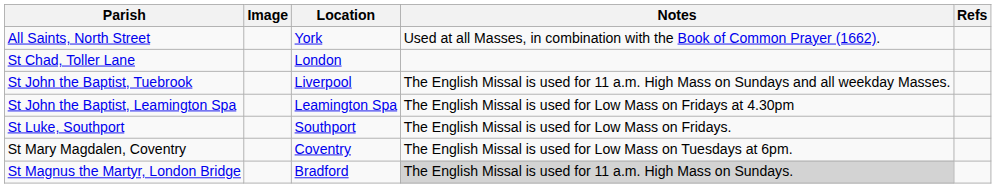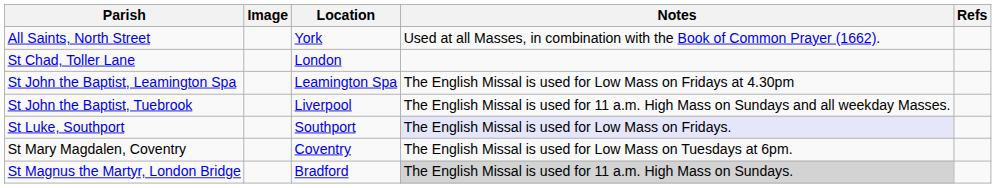rows swapped: (122, 104) <-> (100, 82)
(568, 127) no background -> (568, 127) lavender background
